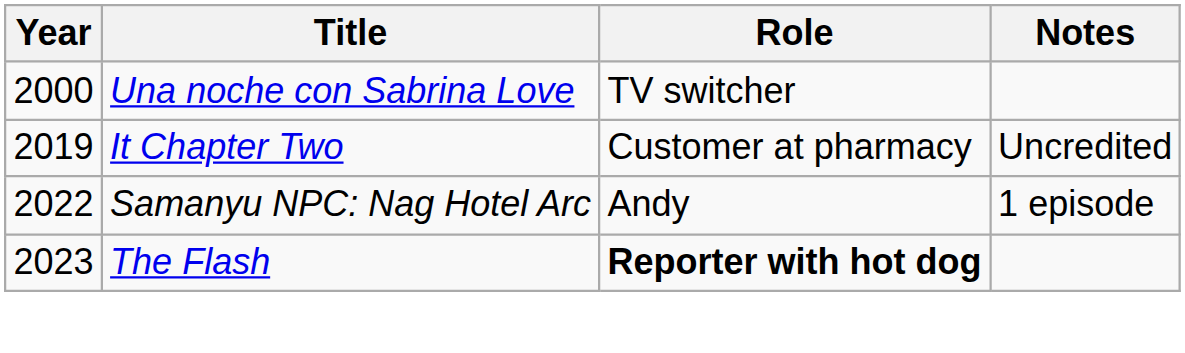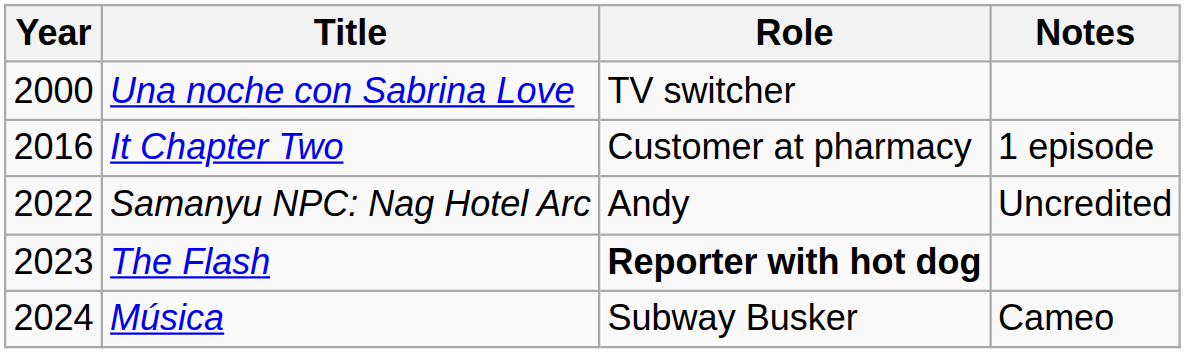(53, 147) 2019 -> (53, 147) 2016
(1085, 147) Uncredited -> (1076, 147) 1 episode
(1076, 204) 1 episode -> (1085, 204) Uncredited
+ row: (167, 318)
